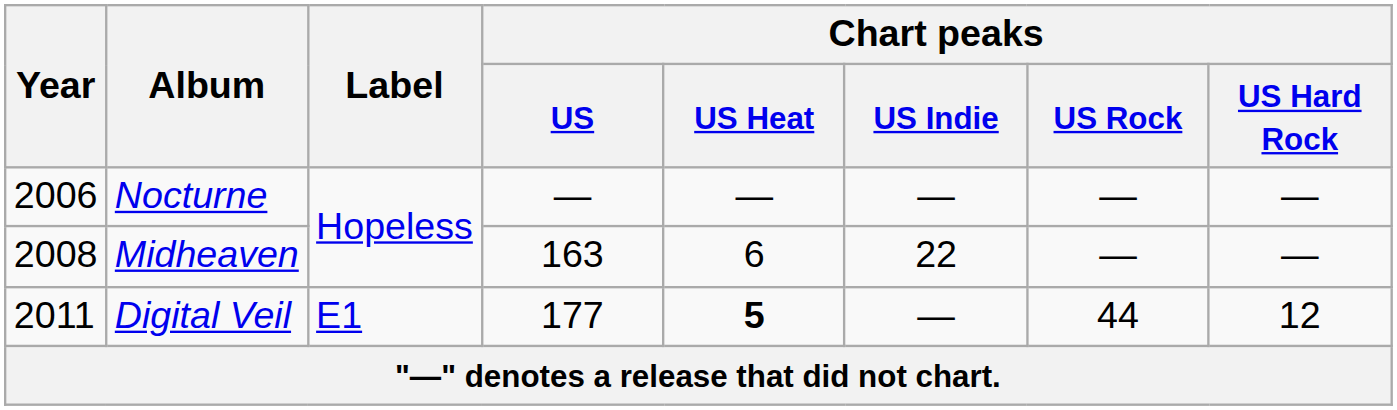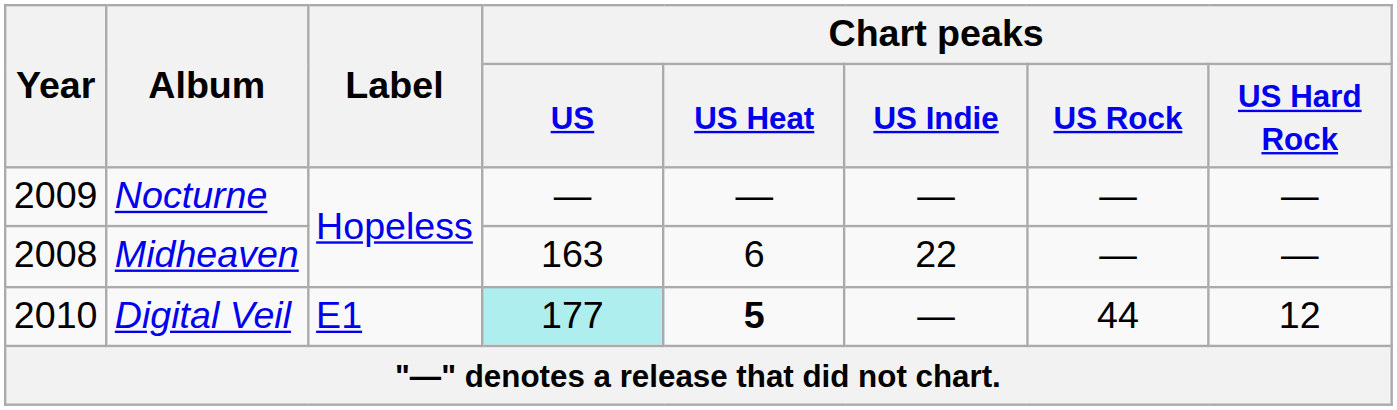(56, 195) 2006 -> (56, 195) 2009
(54, 315) 2011 -> (56, 315) 2010
(572, 315) no background -> (572, 315) paleturquoise background
